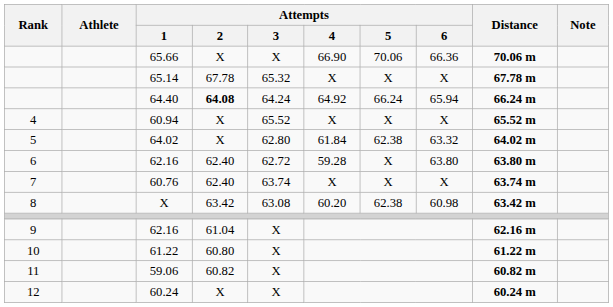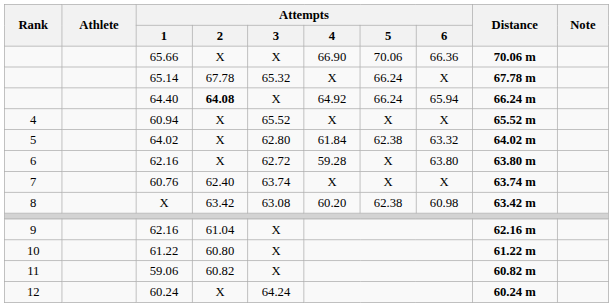(388, 77) X -> (388, 77) 66.24
(276, 98) 64.24 -> (276, 98) X
(220, 160) 62.40 -> (220, 160) X
(276, 292) X -> (276, 292) 64.24
